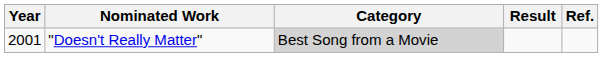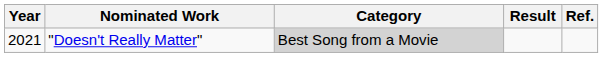(25, 40) 2001 -> (25, 40) 2021
